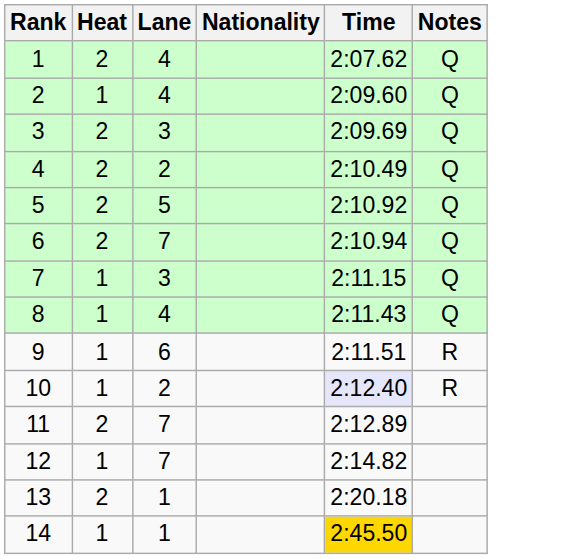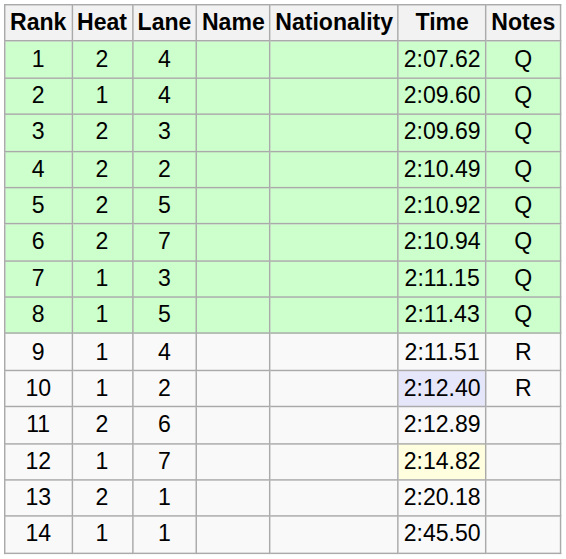+ column: (233, 22)
(164, 315) 4 -> (164, 315) 5
(164, 351) 6 -> (164, 351) 4
(164, 424) 7 -> (164, 424) 6
(369, 461) no background -> (442, 461) lightyellow background
(369, 534) gold background -> (442, 534) no background
